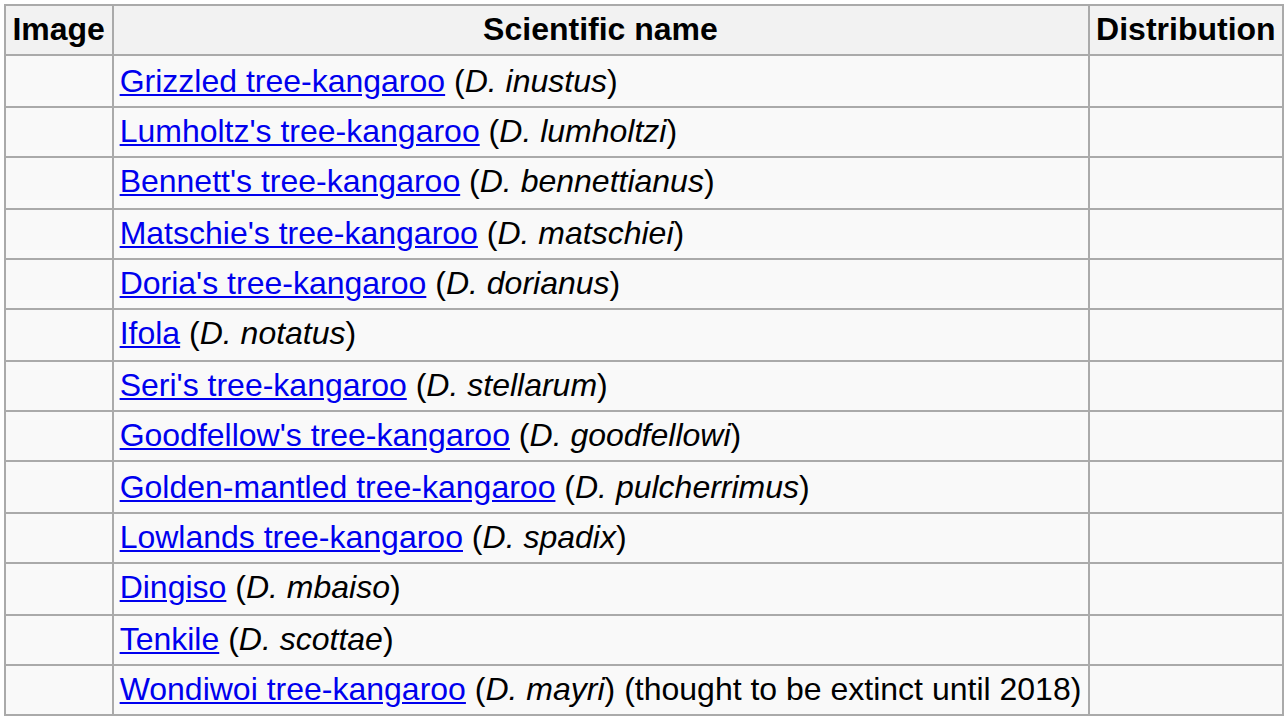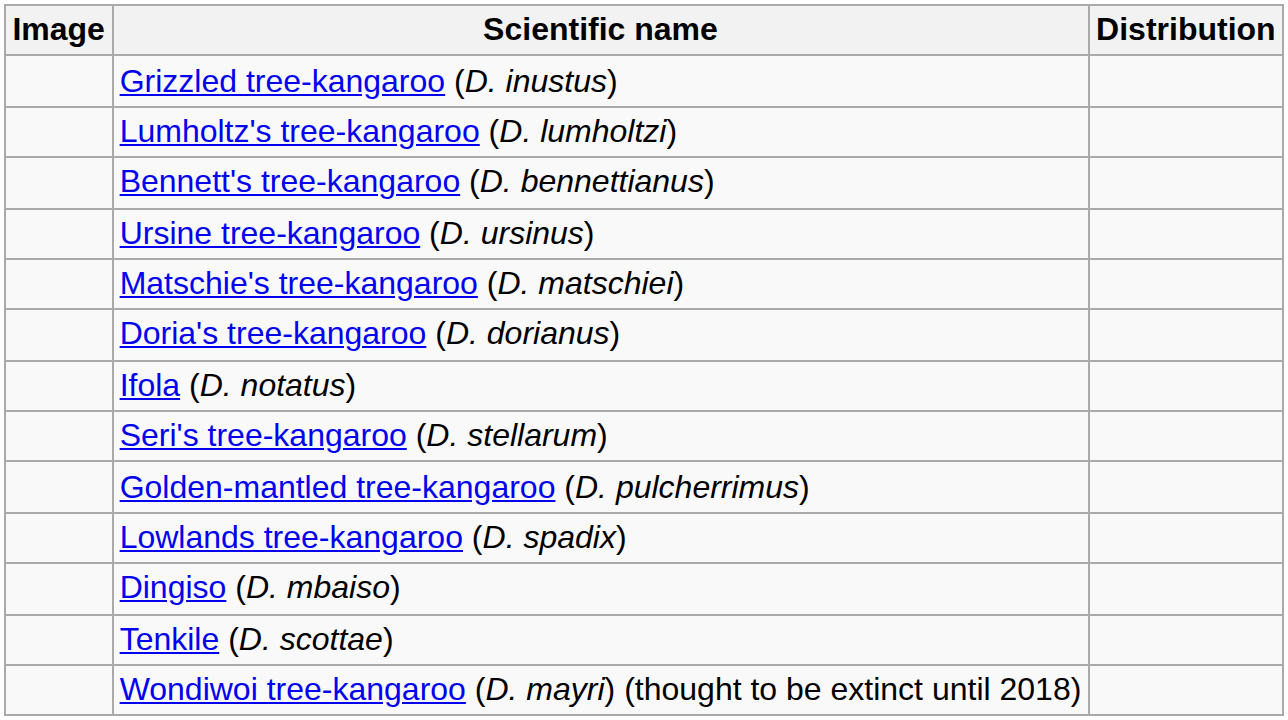+ row: (357, 232)
- row: (430, 435)
